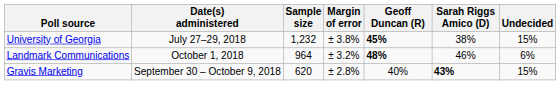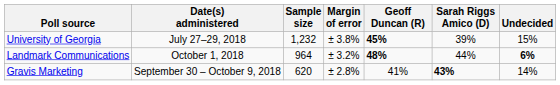(466, 39) 38% -> (466, 39) 39%
(466, 55) 46% -> (466, 55) 44%
(528, 55) normal -> (528, 55) bold
(398, 71) 40% -> (398, 71) 41%
(528, 71) 15% -> (528, 71) 14%
